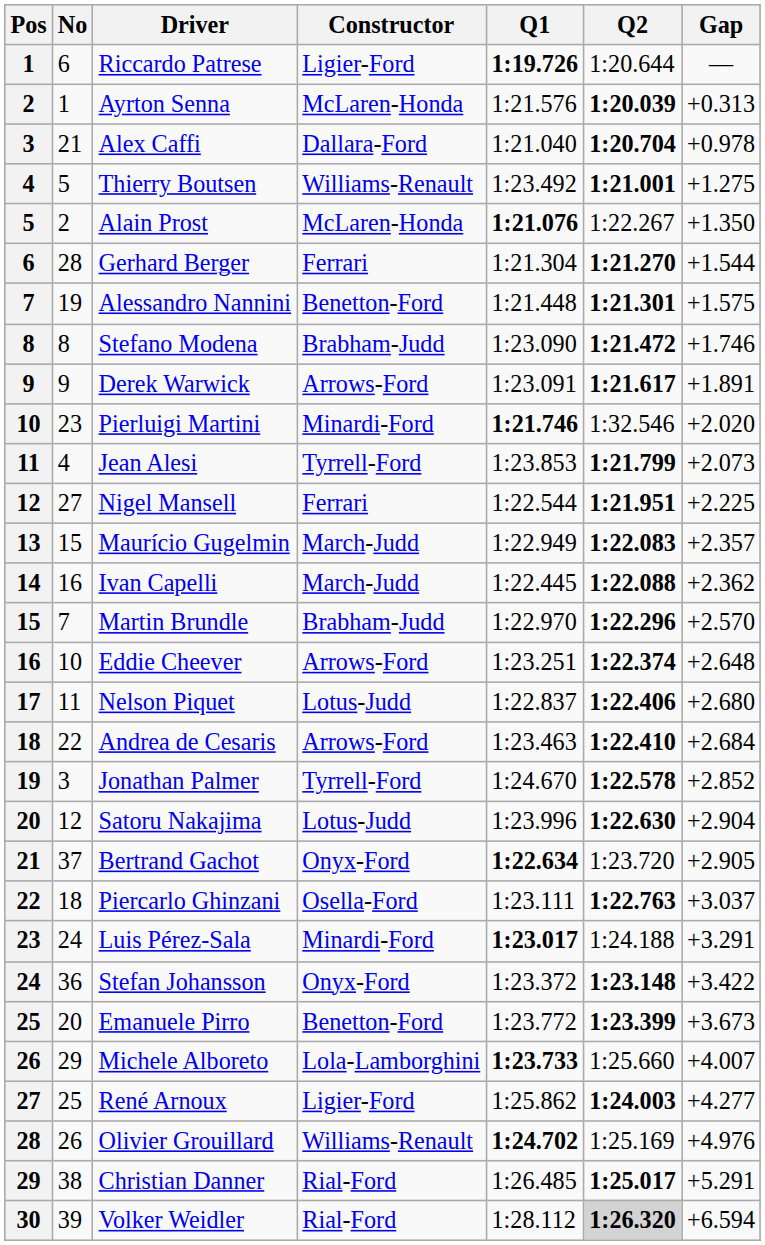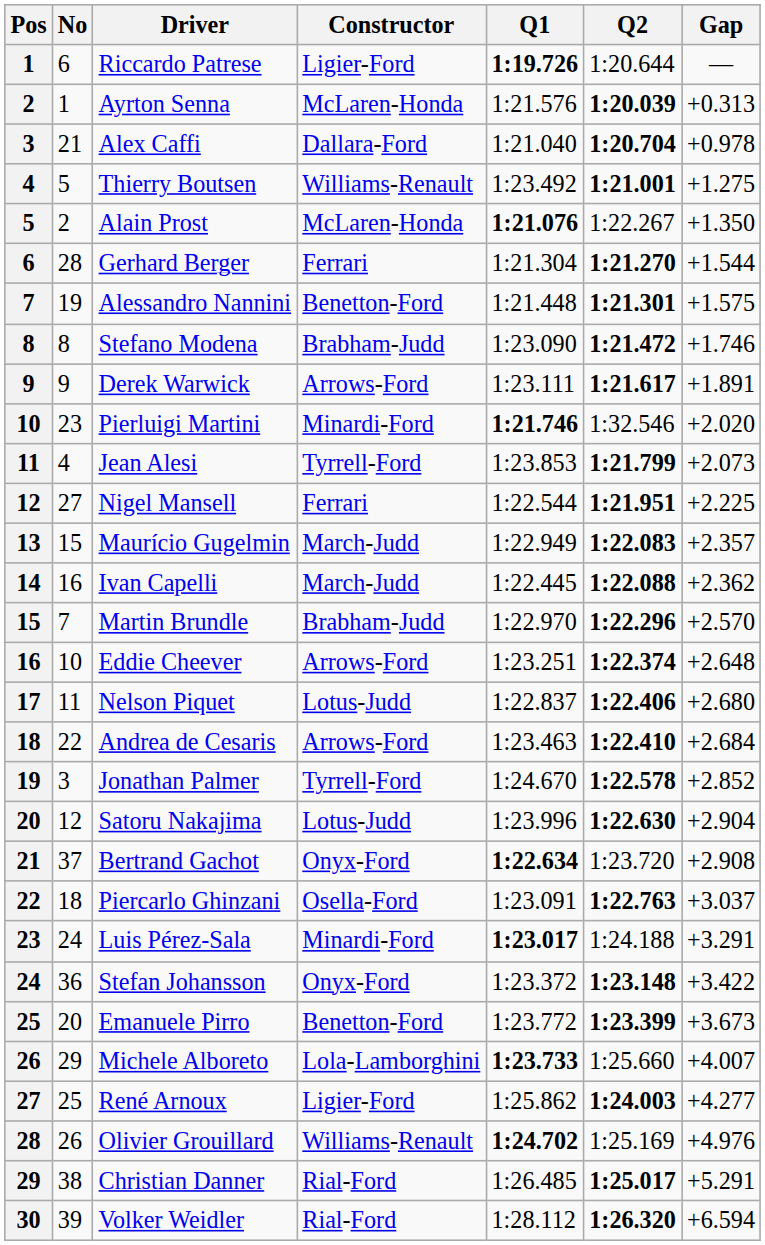(534, 383) 1:23.091 -> (533, 383) 1:23.111
(721, 861) +2.905 -> (721, 861) +2.908
(533, 901) 1:23.111 -> (534, 901) 1:23.091
(633, 1220) lightgrey background -> (633, 1220) no background
